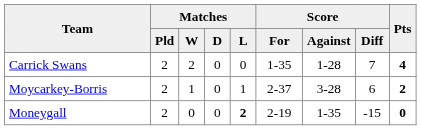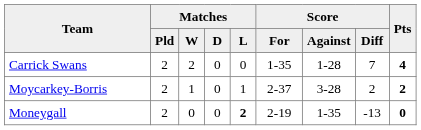(372, 88) 6 -> (372, 88) 2
(372, 112) -15 -> (372, 112) -13
